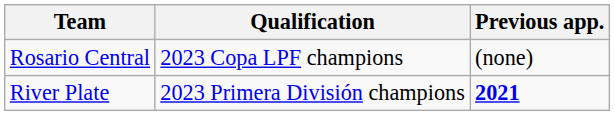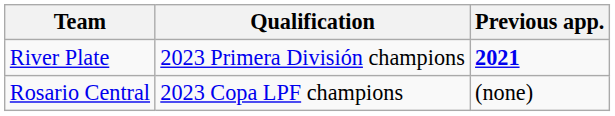rows swapped: (60, 92) <-> (80, 57)
